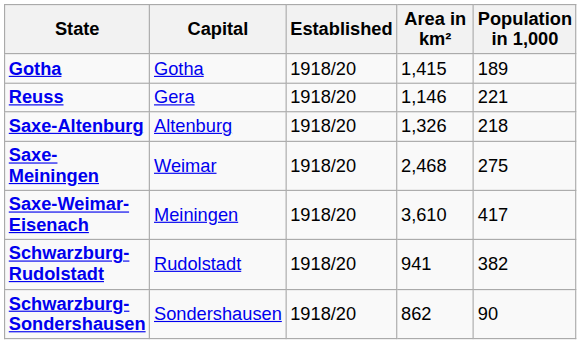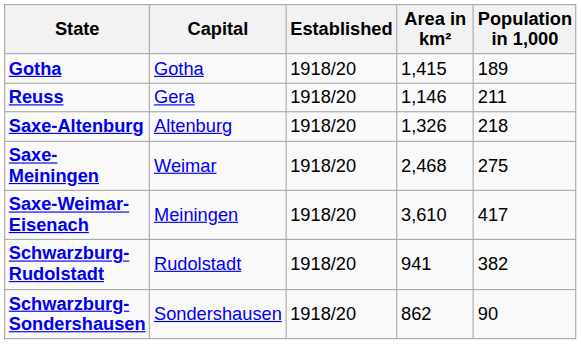(493, 97) 221 -> (492, 97) 211
